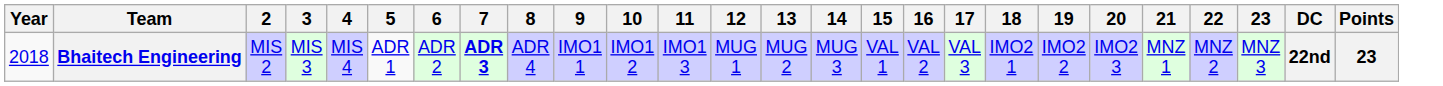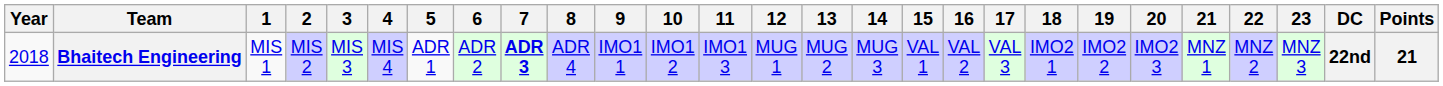+ column: (266, 18)
(1367, 57) 23 -> (1407, 57) 21
